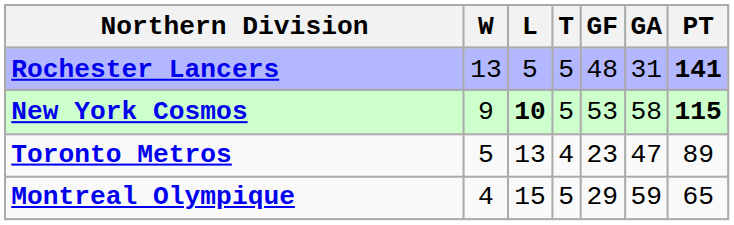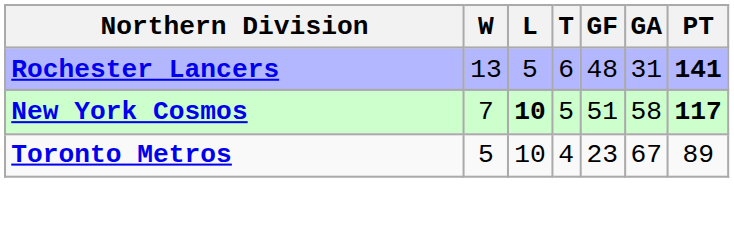(566, 69) 5 -> (566, 69) 6
(486, 112) 9 -> (486, 112) 7
(602, 112) 53 -> (602, 112) 51
(698, 112) 115 -> (698, 112) 117
(530, 155) 13 -> (530, 155) 10
(646, 155) 47 -> (646, 155) 67
- row: (153, 198)
